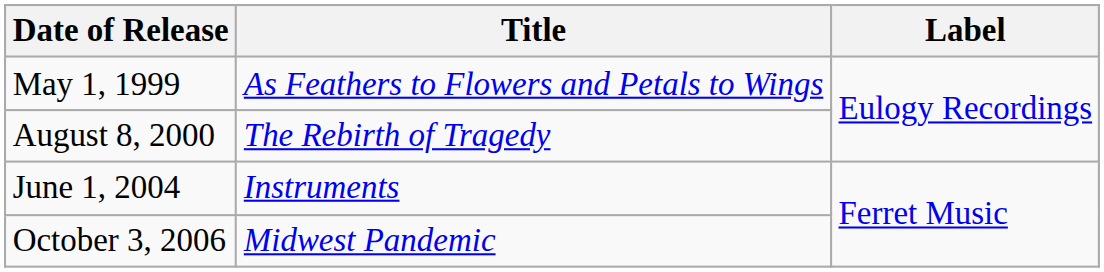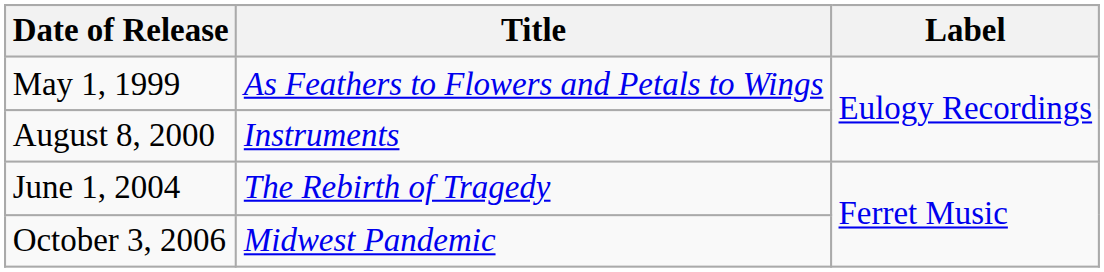(397, 135) The Rebirth of Tragedy -> (322, 135) Instruments
(322, 187) Instruments -> (397, 187) The Rebirth of Tragedy
